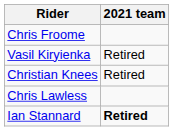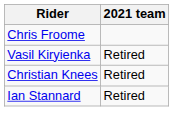- row: (47, 95)
(126, 116) bold -> (124, 95) normal
